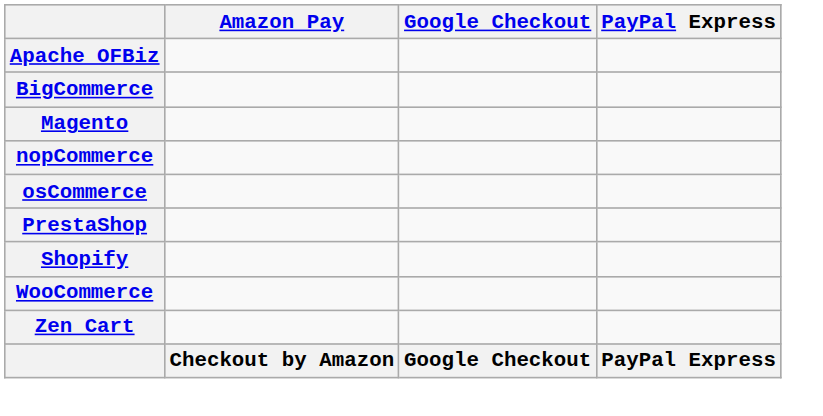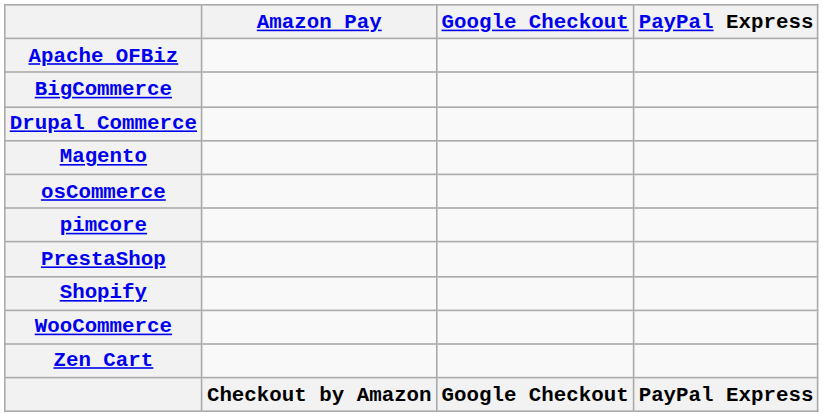+ row: (103, 123)
- row: (85, 157)
+ row: (103, 225)
